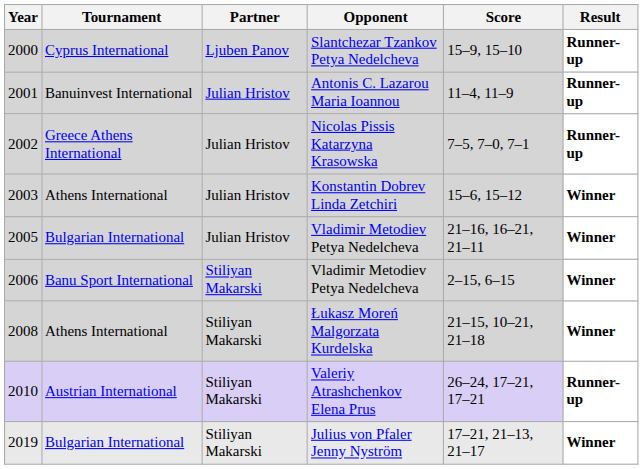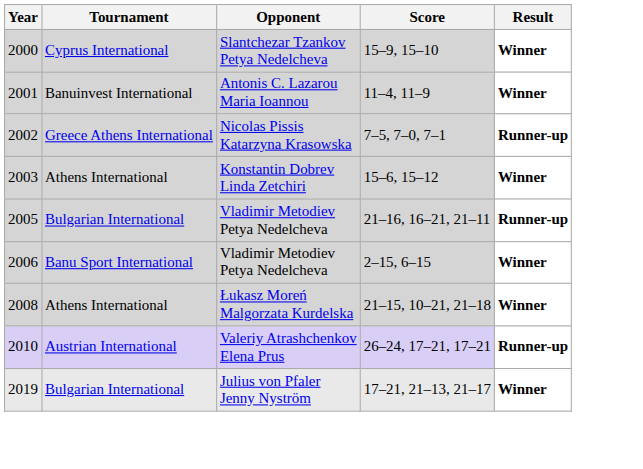- column: (255, 17)
(593, 50) Runner-up -> (522, 50) Winner
(593, 93) Runner-up -> (522, 93) Winner
(591, 237) Winner -> (533, 220) Runner-up
